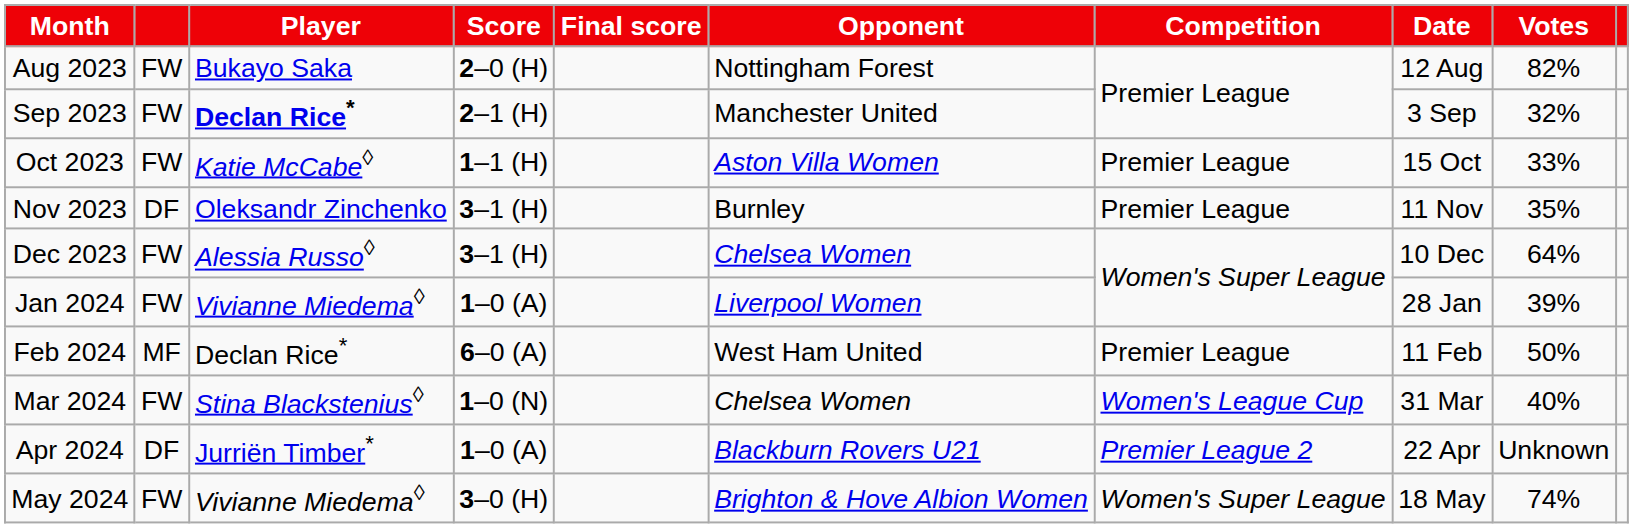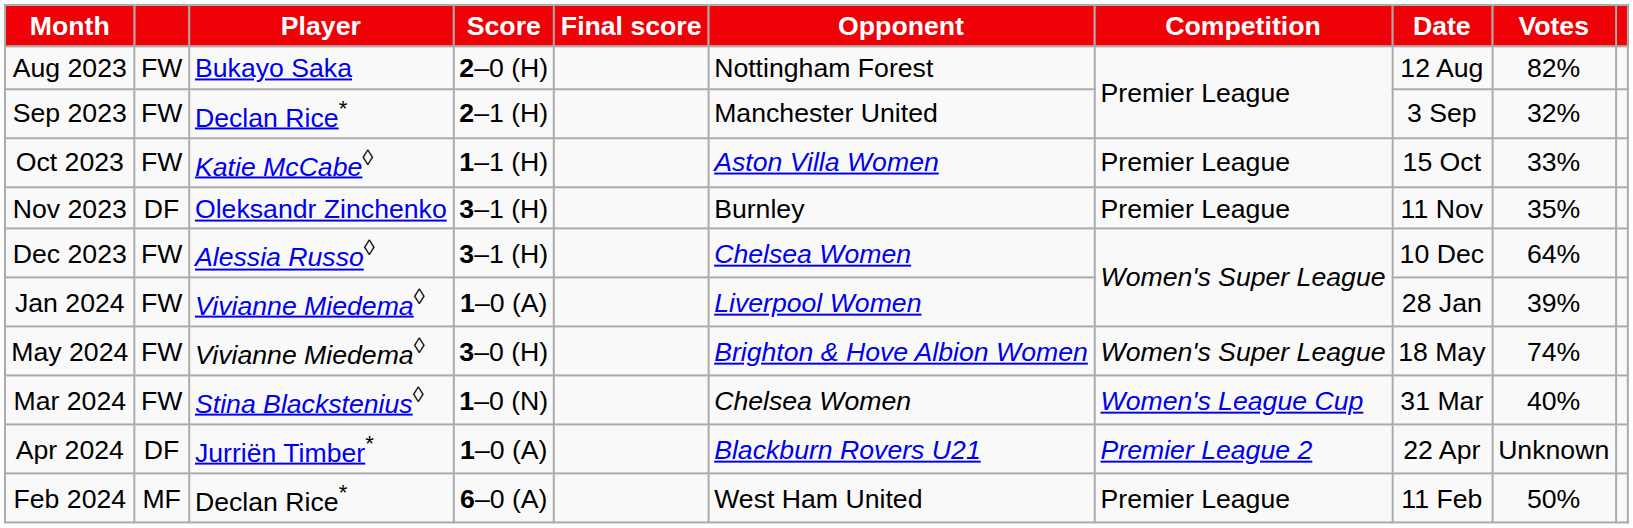(275, 113) bold -> (271, 113) normal
rows swapped: (70, 351) <-> (70, 498)
